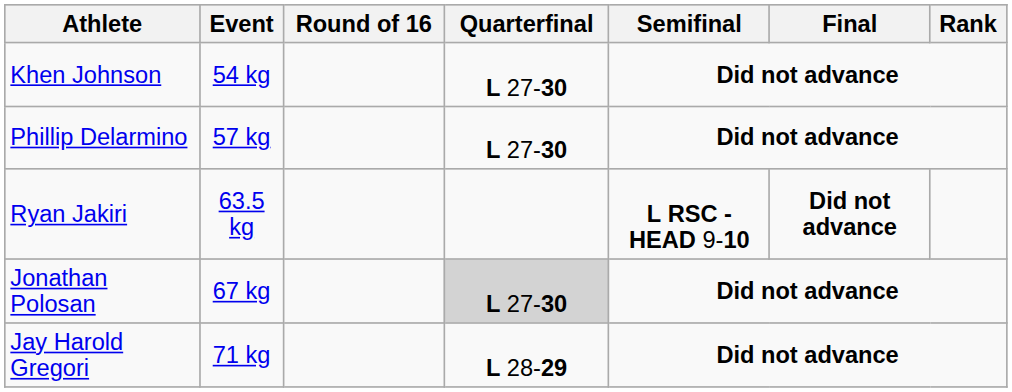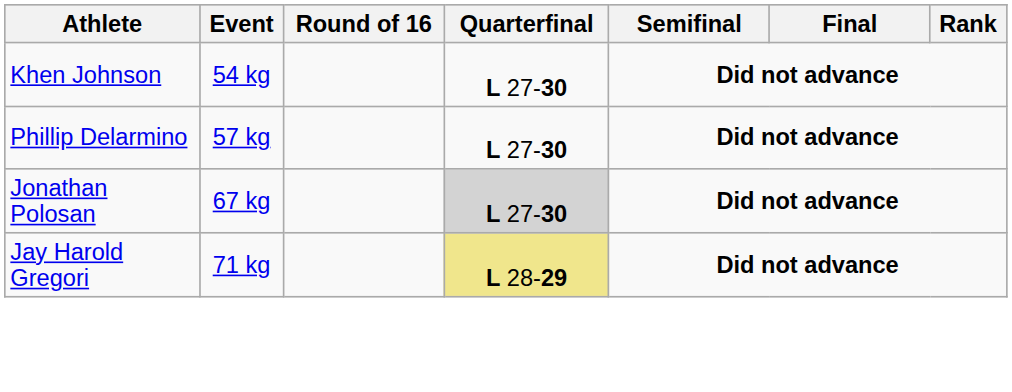- row: (69, 215)
(527, 368) no background -> (527, 278) khaki background
